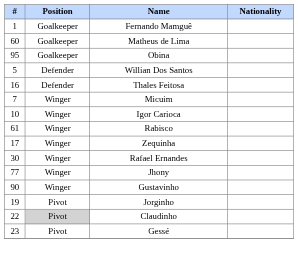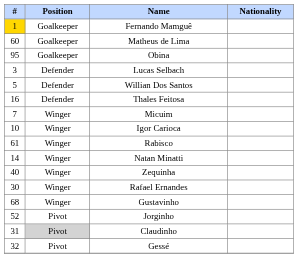(15, 26) no background -> (15, 26) gold background
+ row: (159, 70)
+ row: (159, 158)
(15, 143) 17 -> (15, 172) 40
- row: (159, 172)
(15, 187) 90 -> (15, 202) 68
(15, 202) 19 -> (15, 216) 52
(15, 216) 22 -> (15, 231) 31
(15, 231) 23 -> (15, 246) 32
